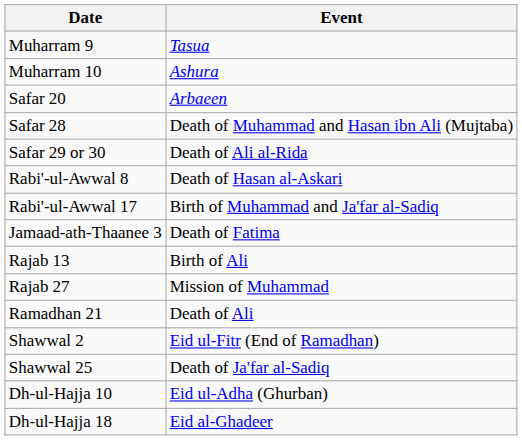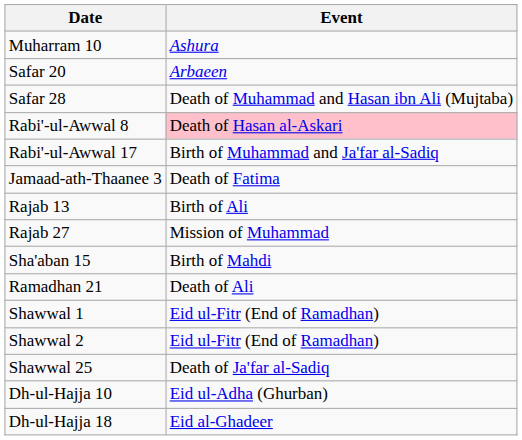- row: (51, 44)
- row: (57, 152)
(256, 179) no background -> (256, 125) pink background
+ row: (50, 260)
+ row: (46, 313)
